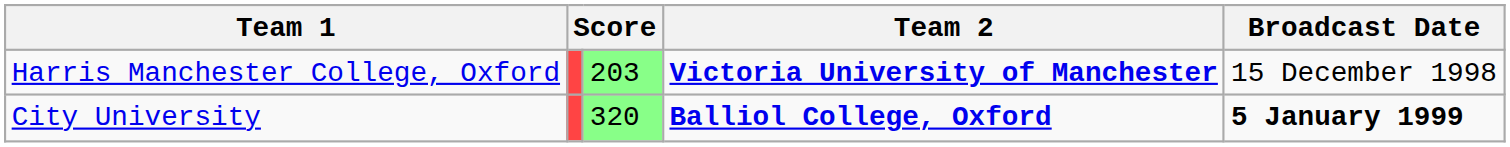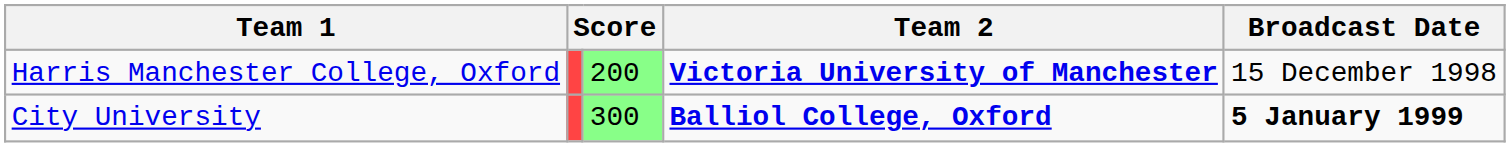(615, 73) 203 -> (615, 73) 200
(615, 118) 320 -> (615, 118) 300
